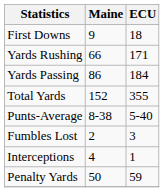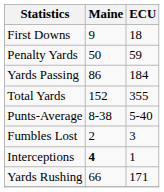rows swapped: (45, 55) <-> (43, 177)
(92, 156) normal -> (92, 156) bold
